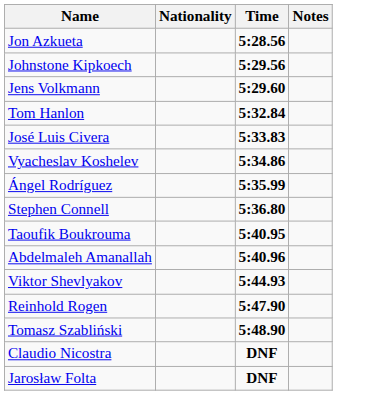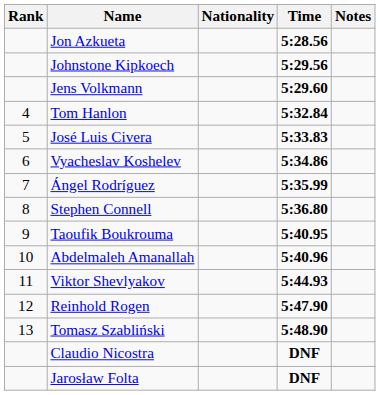+ column: (26, 16)
